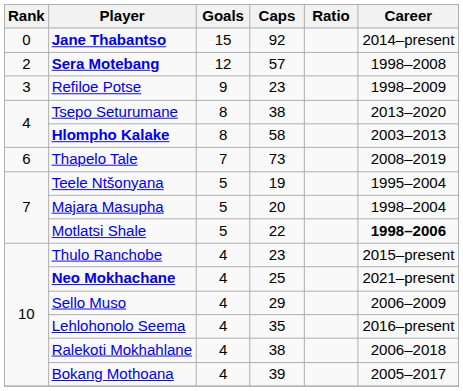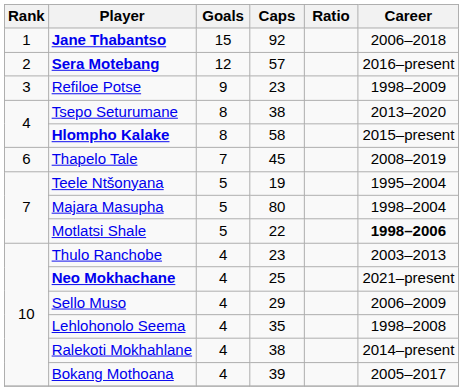(26, 40) 0 -> (26, 40) 1
(408, 40) 2014–present -> (408, 40) 2006–2018
(408, 64) 1998–2008 -> (408, 64) 2016–present
(408, 135) 2003–2013 -> (408, 135) 2015–present
(277, 159) 73 -> (277, 159) 45
(277, 207) 20 -> (277, 207) 80
(408, 254) 2015–present -> (408, 254) 2003–2013
(408, 326) 2016–present -> (408, 326) 1998–2008
(408, 350) 2006–2018 -> (408, 350) 2014–present
